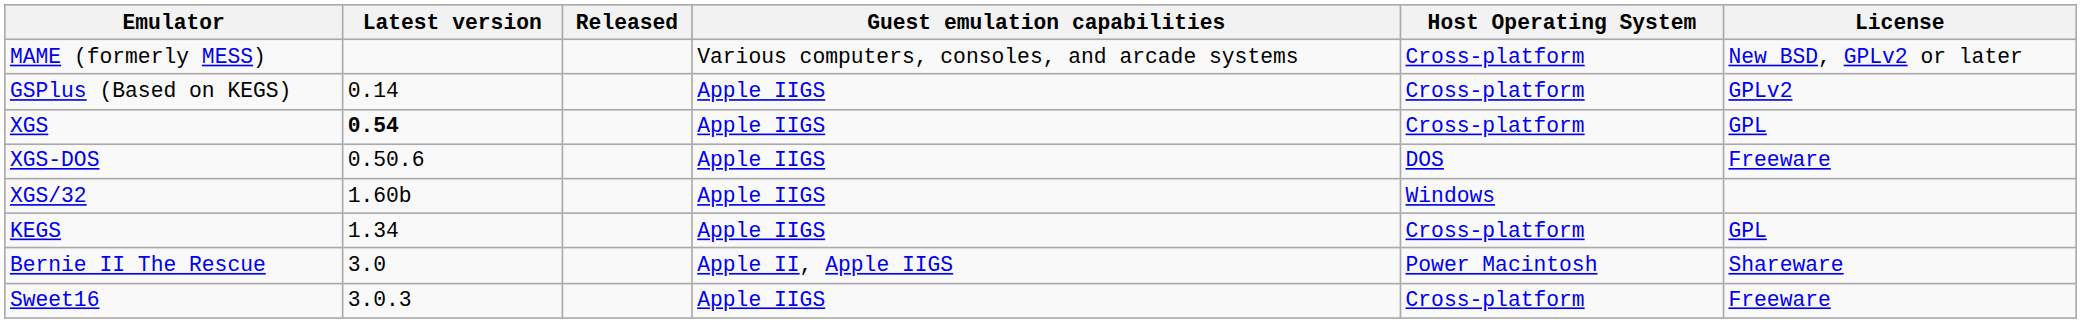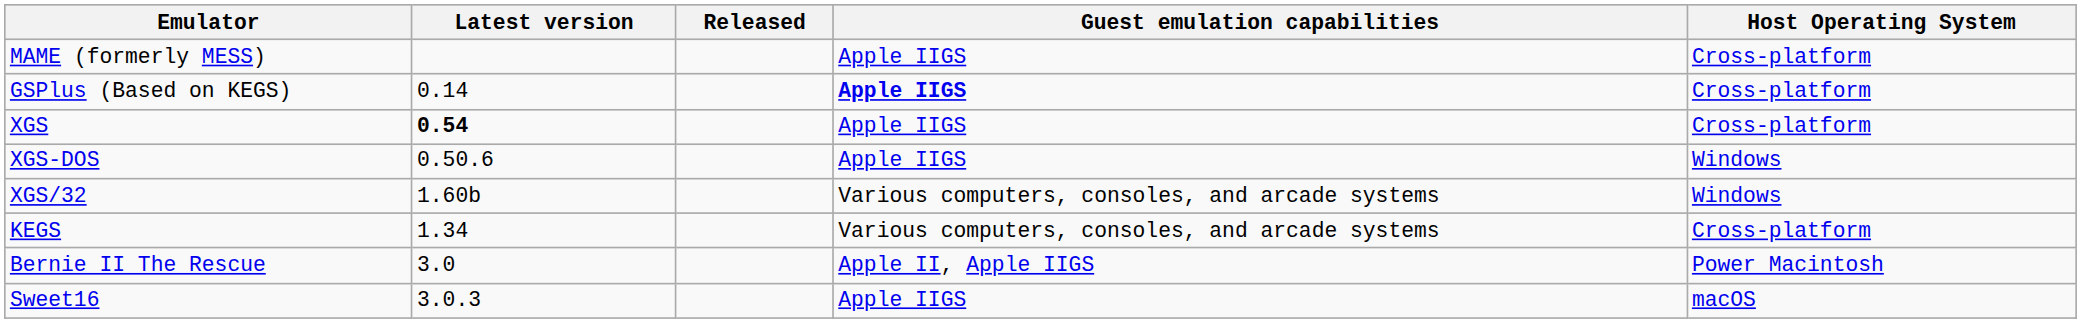- column: (1900, 22)
(998, 57) Various computers, consoles, and arcade systems -> (902, 57) Apple IIGS
(761, 92) normal -> (902, 92) bold
(1425, 161) DOS -> (1737, 161) Windows
(761, 196) Apple IIGS -> (1139, 196) Various computers, consoles, and arcade systems
(761, 231) Apple IIGS -> (1139, 231) Various computers, consoles, and arcade systems
(1495, 300) Cross-platform -> (1724, 300) macOS
